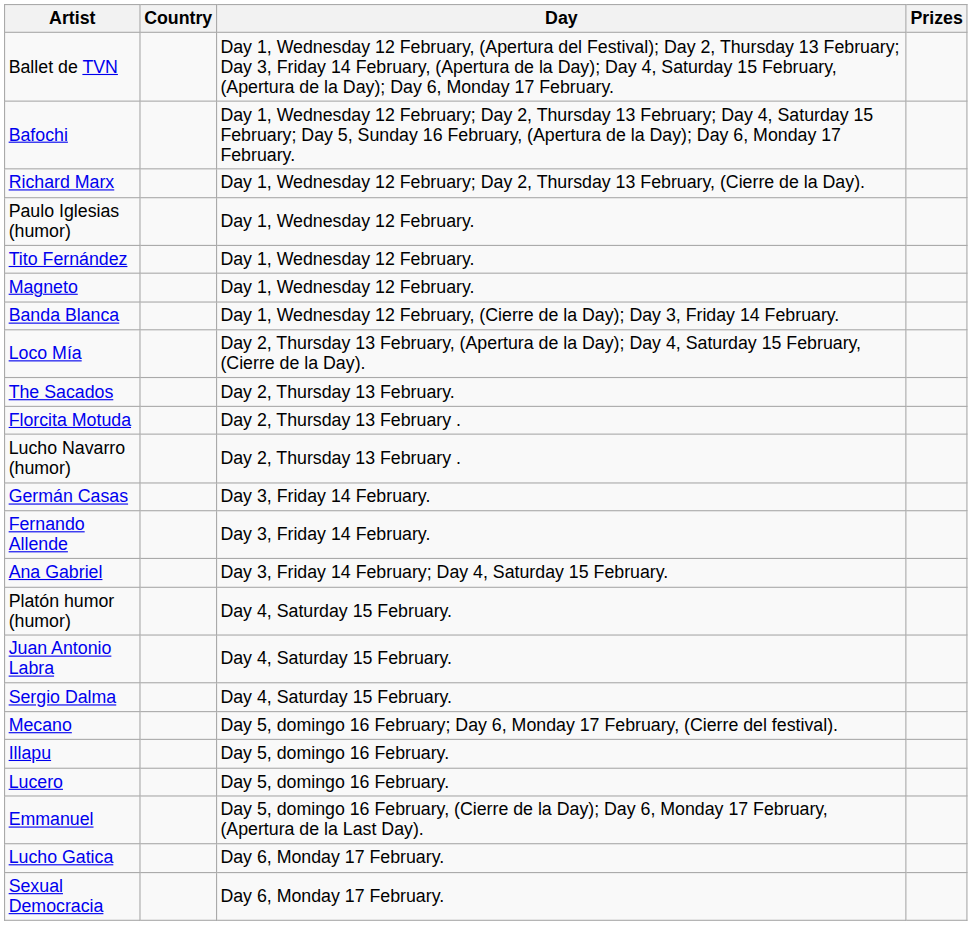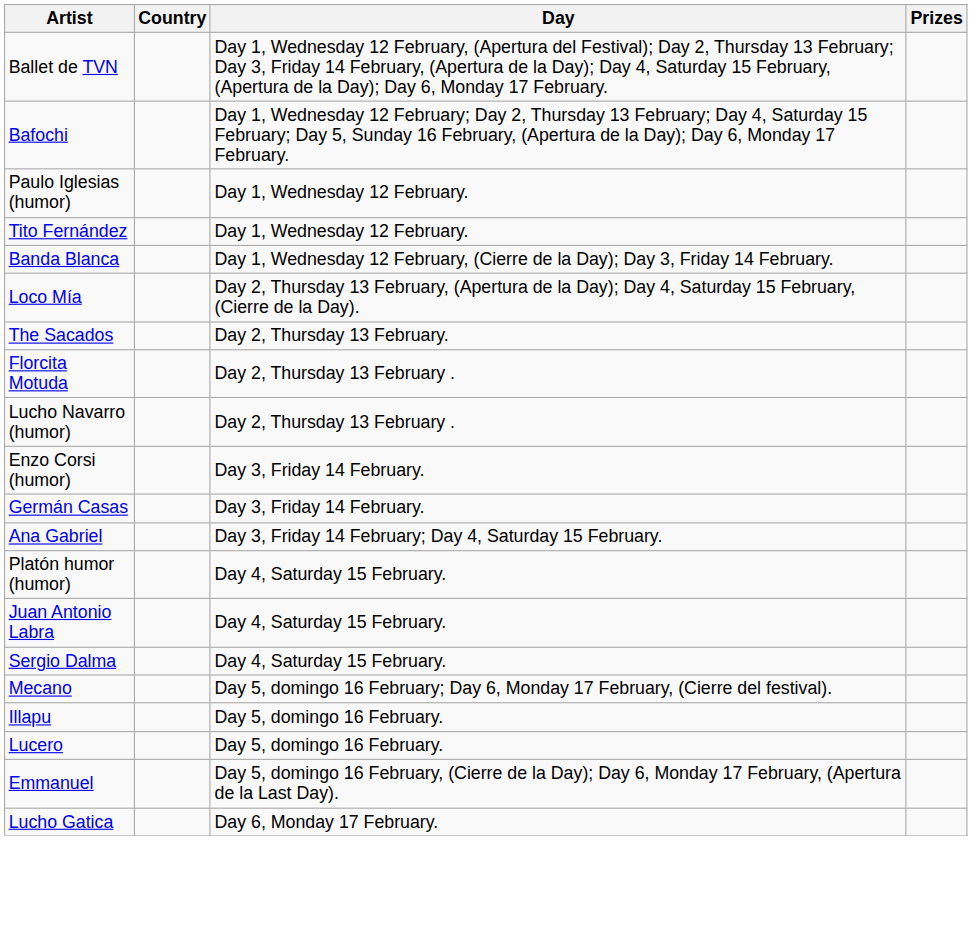- row: (61, 183)
- row: (43, 287)
+ row: (52, 470)
- row: (47, 534)
- row: (56, 896)
